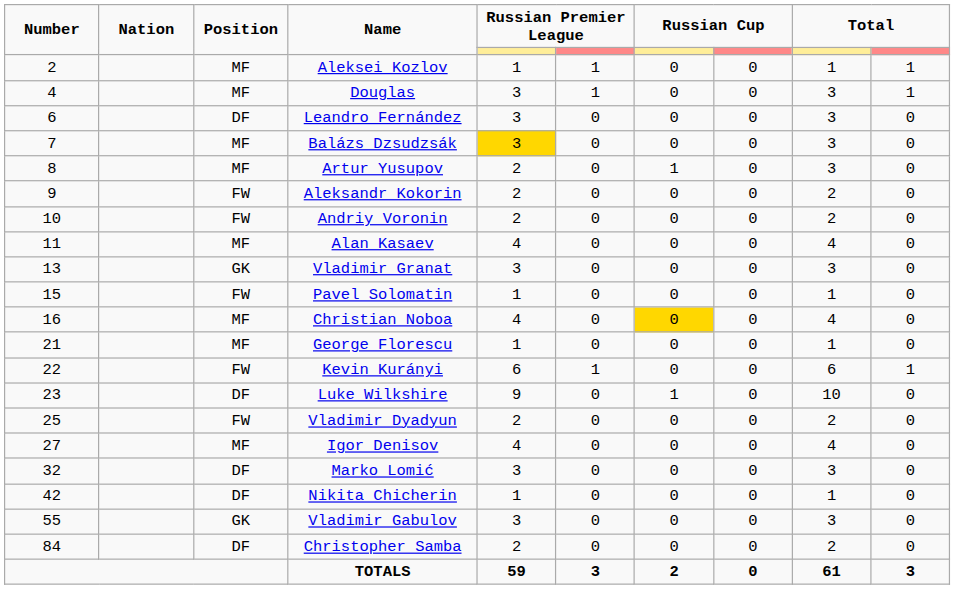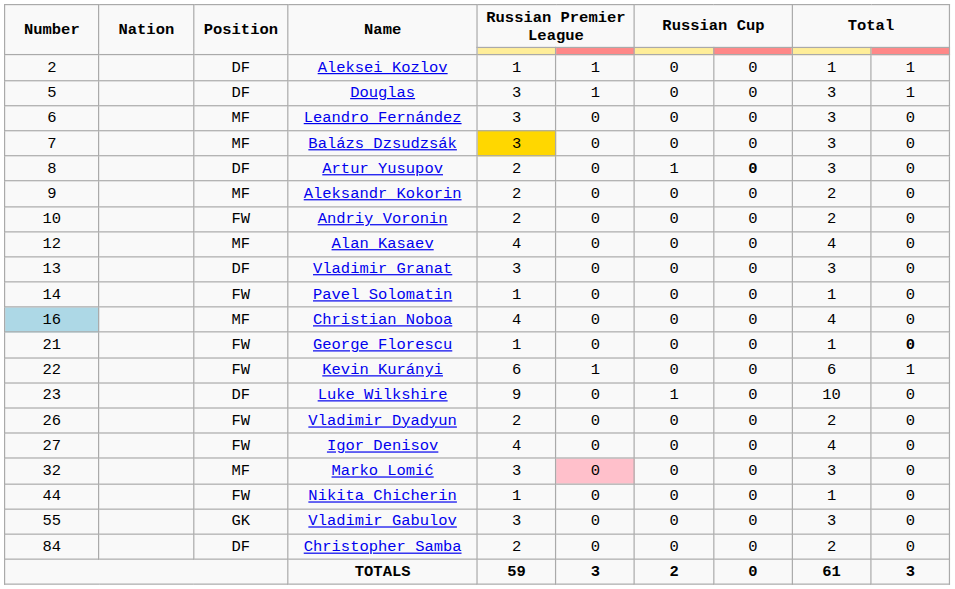(241, 68) MF -> (241, 68) DF
(52, 93) 4 -> (52, 93) 5
(241, 93) MF -> (241, 93) DF
(241, 118) DF -> (241, 118) MF
(241, 168) MF -> (241, 168) DF
(753, 168) normal -> (753, 168) bold
(241, 194) FW -> (241, 194) MF
(52, 244) 11 -> (52, 244) 12
(241, 269) GK -> (241, 269) DF
(52, 295) 15 -> (52, 295) 14
(52, 320) no background -> (52, 320) lightblue background
(674, 320) gold background -> (674, 320) no background
(241, 345) MF -> (241, 345) FW
(910, 345) normal -> (910, 345) bold
(52, 421) 25 -> (52, 421) 26
(241, 446) MF -> (241, 446) FW
(241, 471) DF -> (241, 471) MF
(595, 471) no background -> (595, 471) pink background
(52, 496) 42 -> (52, 496) 44
(241, 496) DF -> (241, 496) FW
